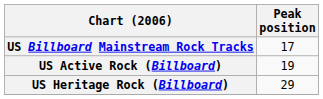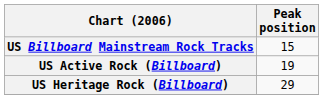(288, 47) 17 -> (288, 47) 15
